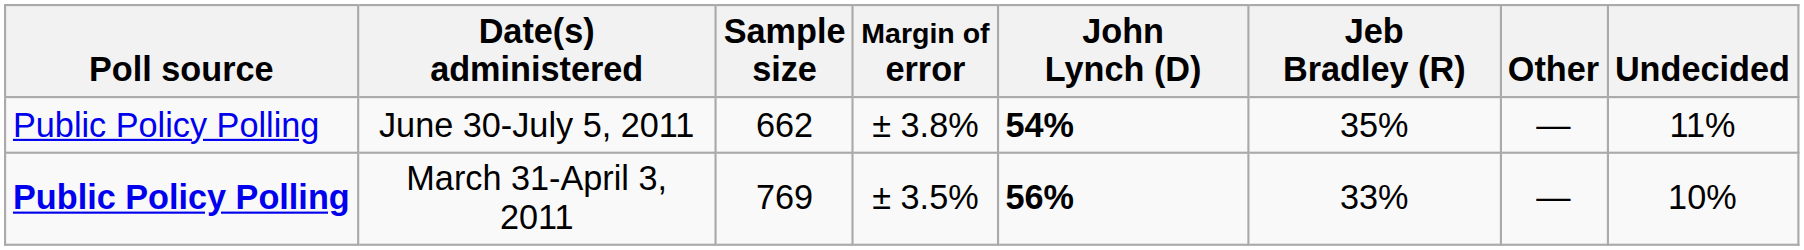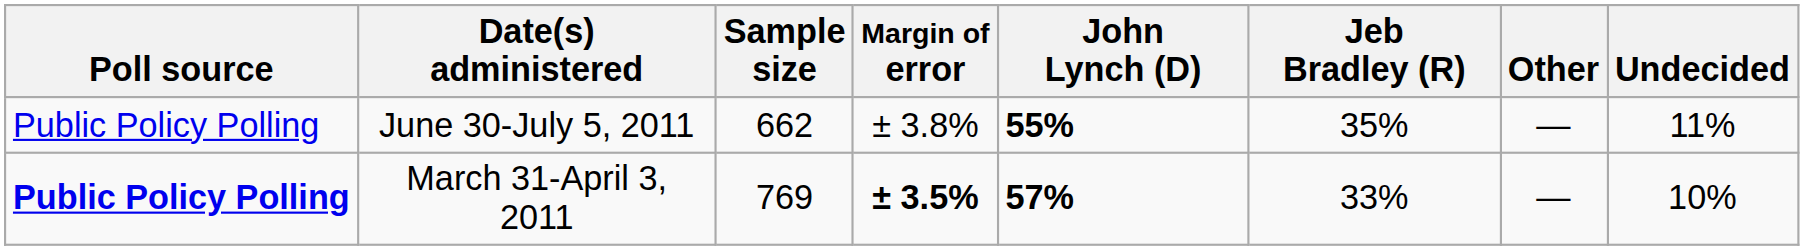(1040, 124) 54% -> (1040, 124) 55%
(925, 198) normal -> (925, 198) bold
(1040, 198) 56% -> (1040, 198) 57%
